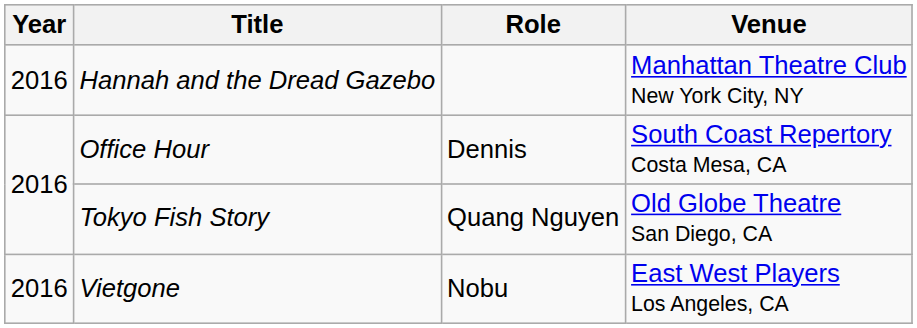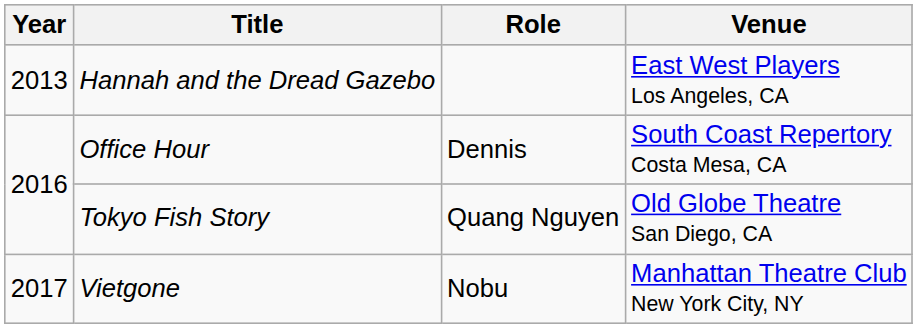(39, 79) 2016 -> (39, 79) 2013
(769, 79) Manhattan Theatre Club New York City, NY -> (735, 79) East West Players Los Angeles, CA
(39, 288) 2016 -> (39, 288) 2017
(735, 288) East West Players Los Angeles, CA -> (769, 288) Manhattan Theatre Club New York City, NY
